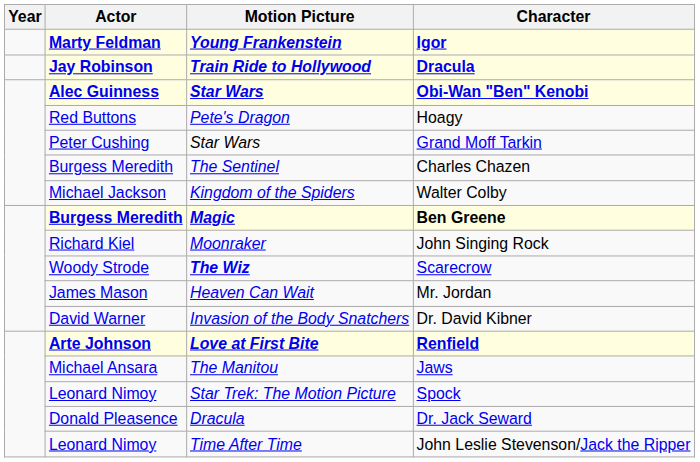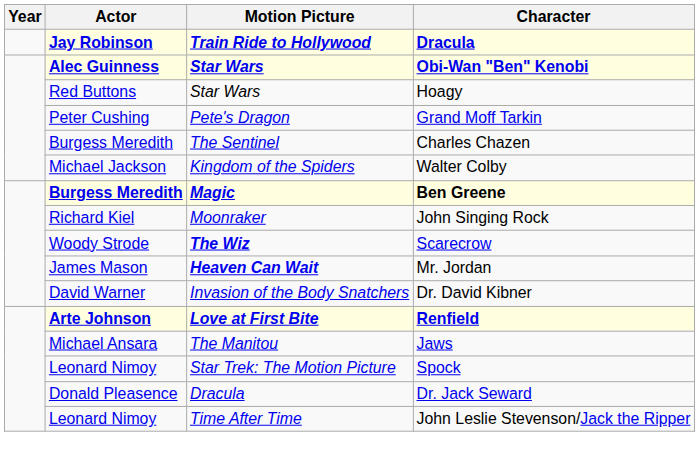- row: (432, 42)
(240, 117) Pete's Dragon -> (225, 92) Star Wars
(225, 142) Star Wars -> (240, 117) Pete's Dragon
(252, 293) normal -> (254, 268) bold
